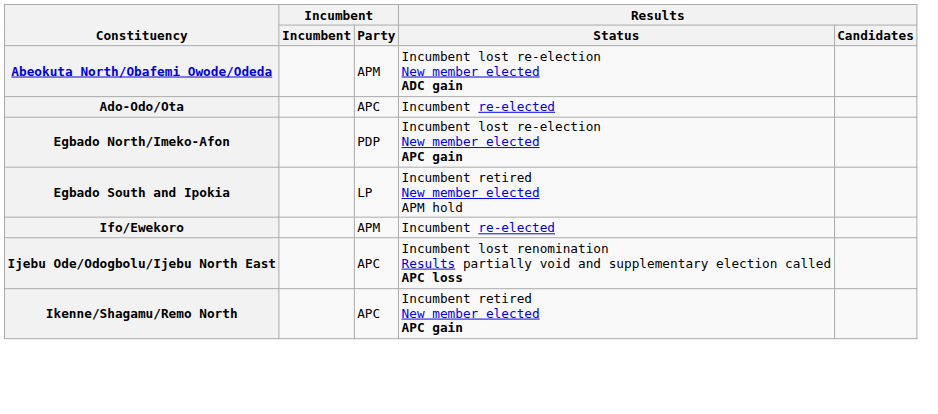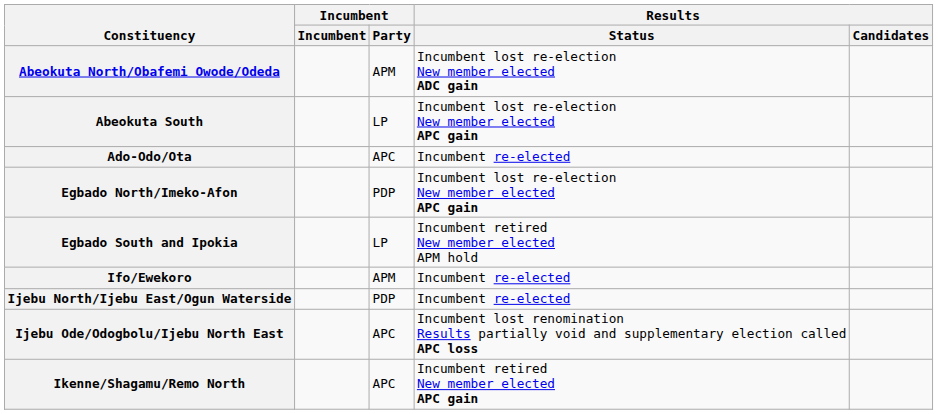+ row: (149, 121)
+ row: (149, 299)
